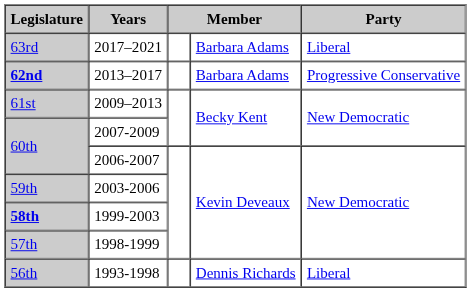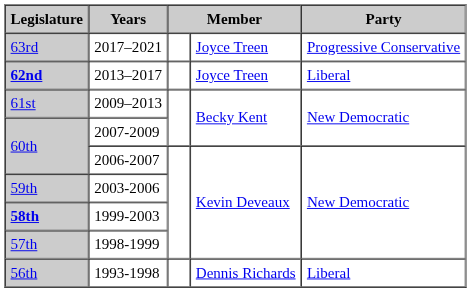(242, 47) Barbara Adams -> (232, 47) Joyce Treen
(329, 47) Liberal -> (384, 47) Progressive Conservative
(242, 75) Barbara Adams -> (232, 75) Joyce Treen
(384, 75) Progressive Conservative -> (329, 75) Liberal
